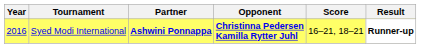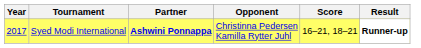(17, 31) 2016 -> (17, 31) 2017
(260, 31) bold -> (257, 31) normal
